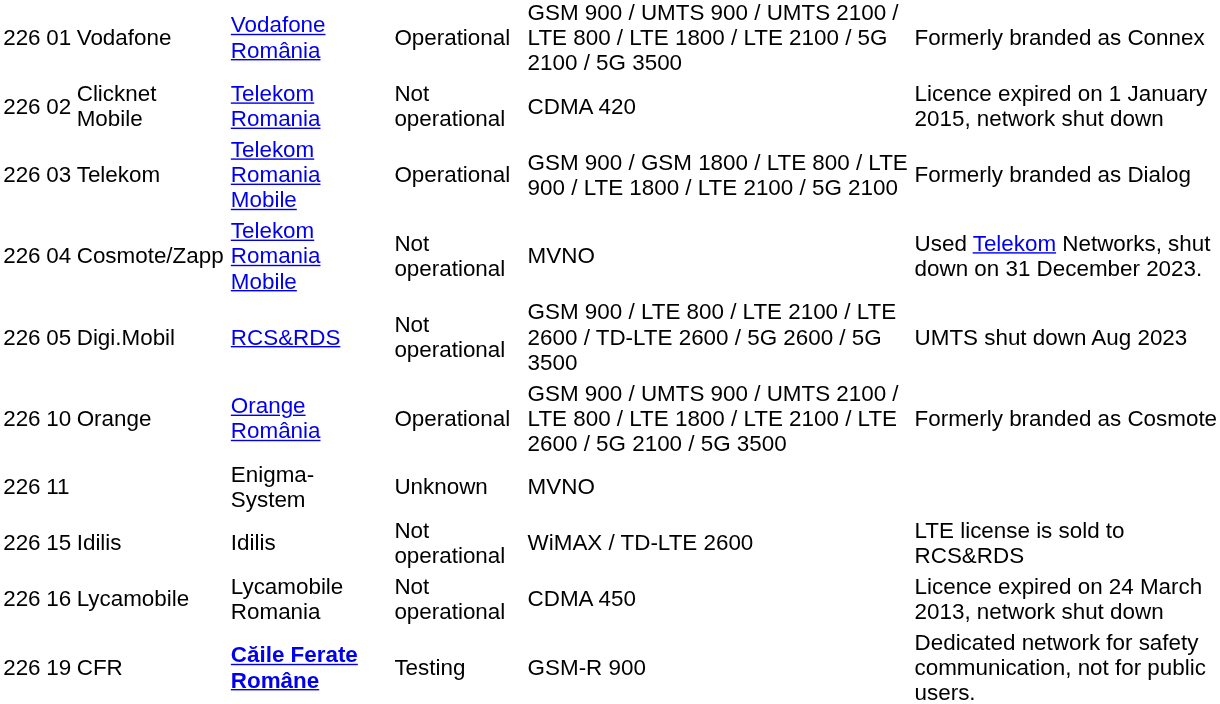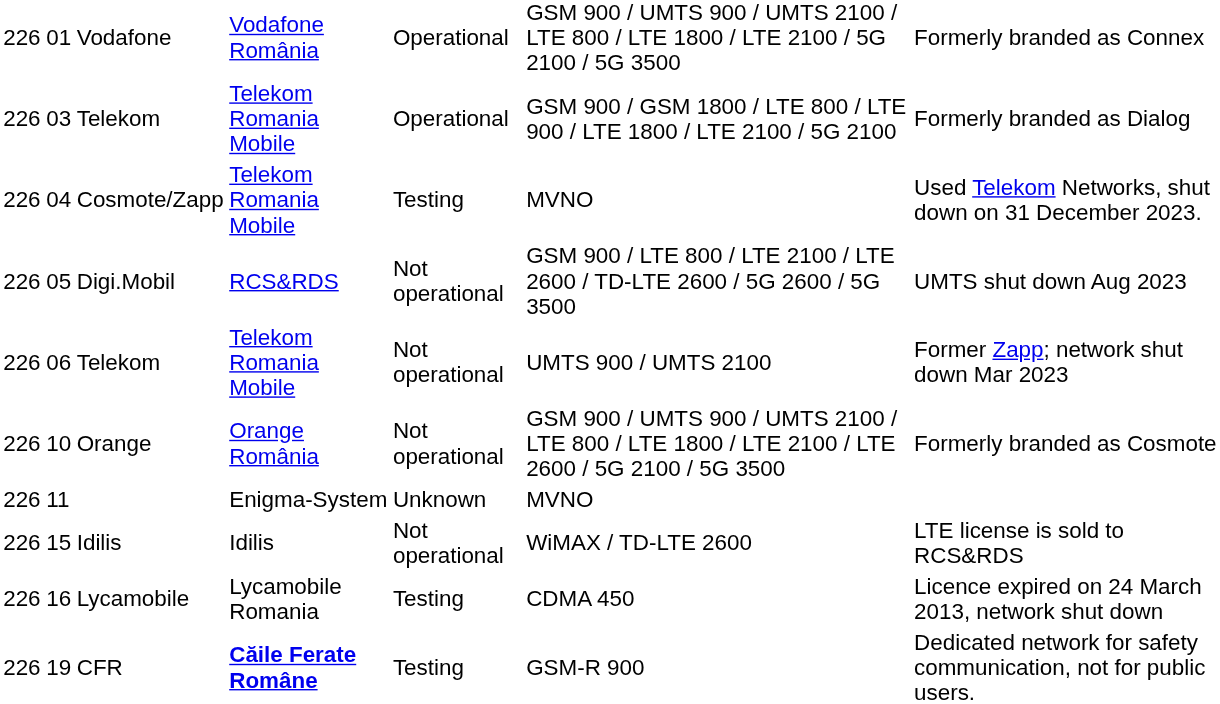- row: (59, 106)
(450, 256) Not operational -> (428, 200) Testing
+ row: (59, 362)
(452, 418) Operational -> (448, 443) Not operational
(450, 599) Not operational -> (428, 599) Testing
